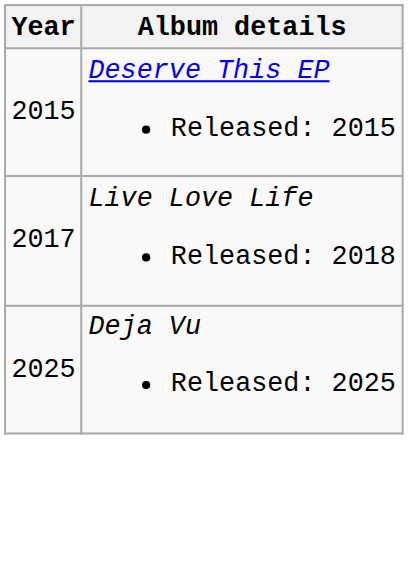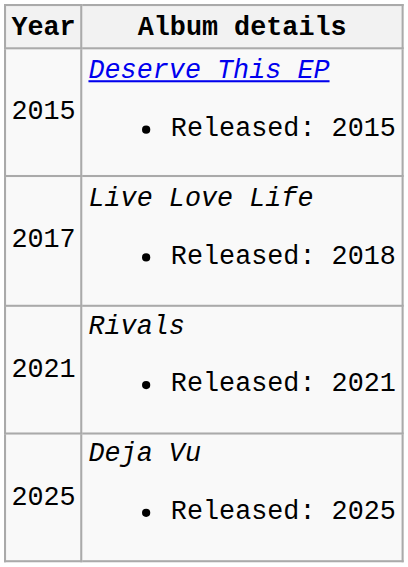+ row: (242, 356)
